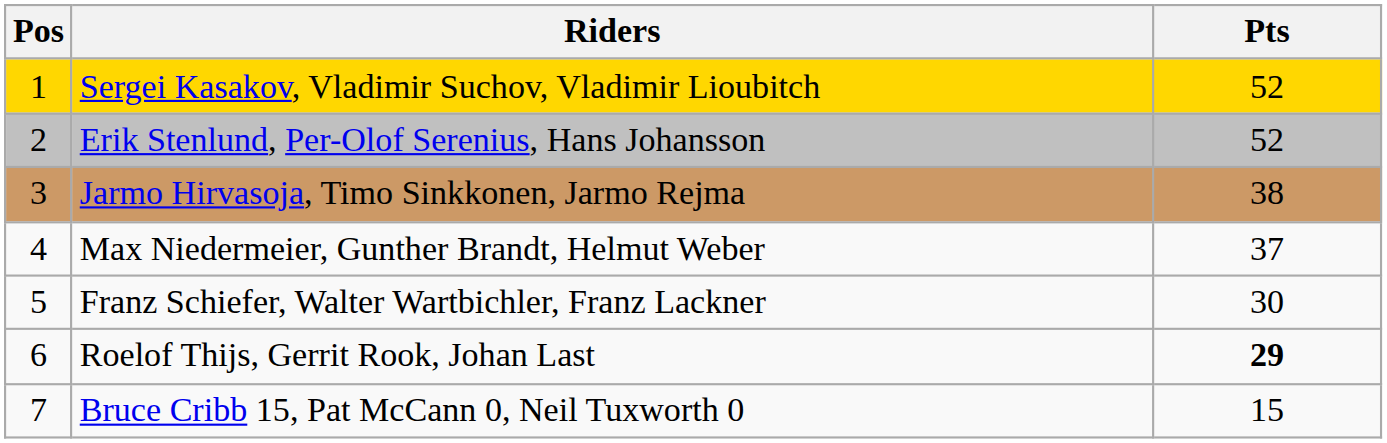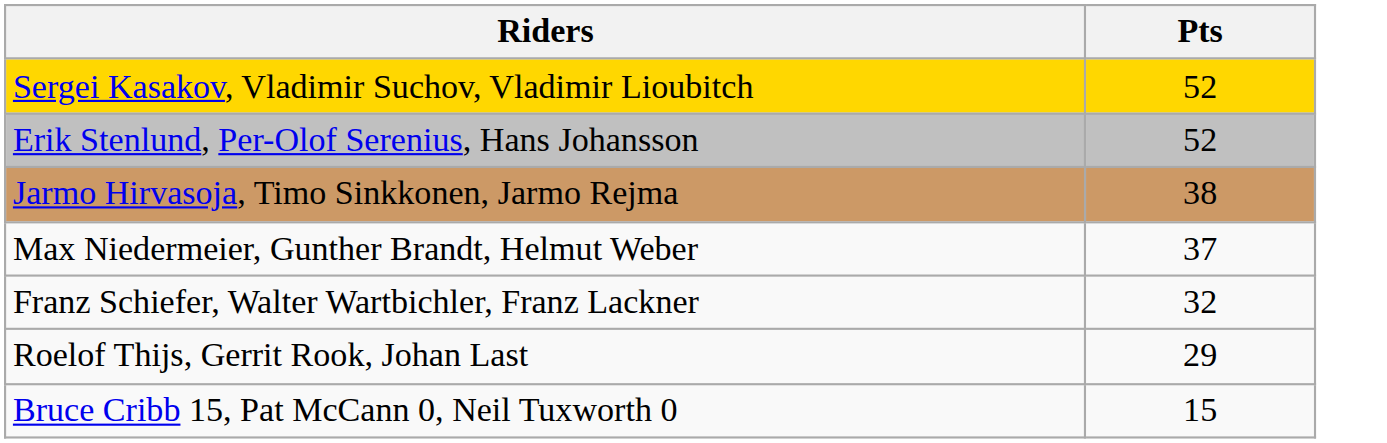- column: (38, 31)
(1267, 301) 30 -> (1200, 301) 32
(1267, 355) bold -> (1200, 355) normal
